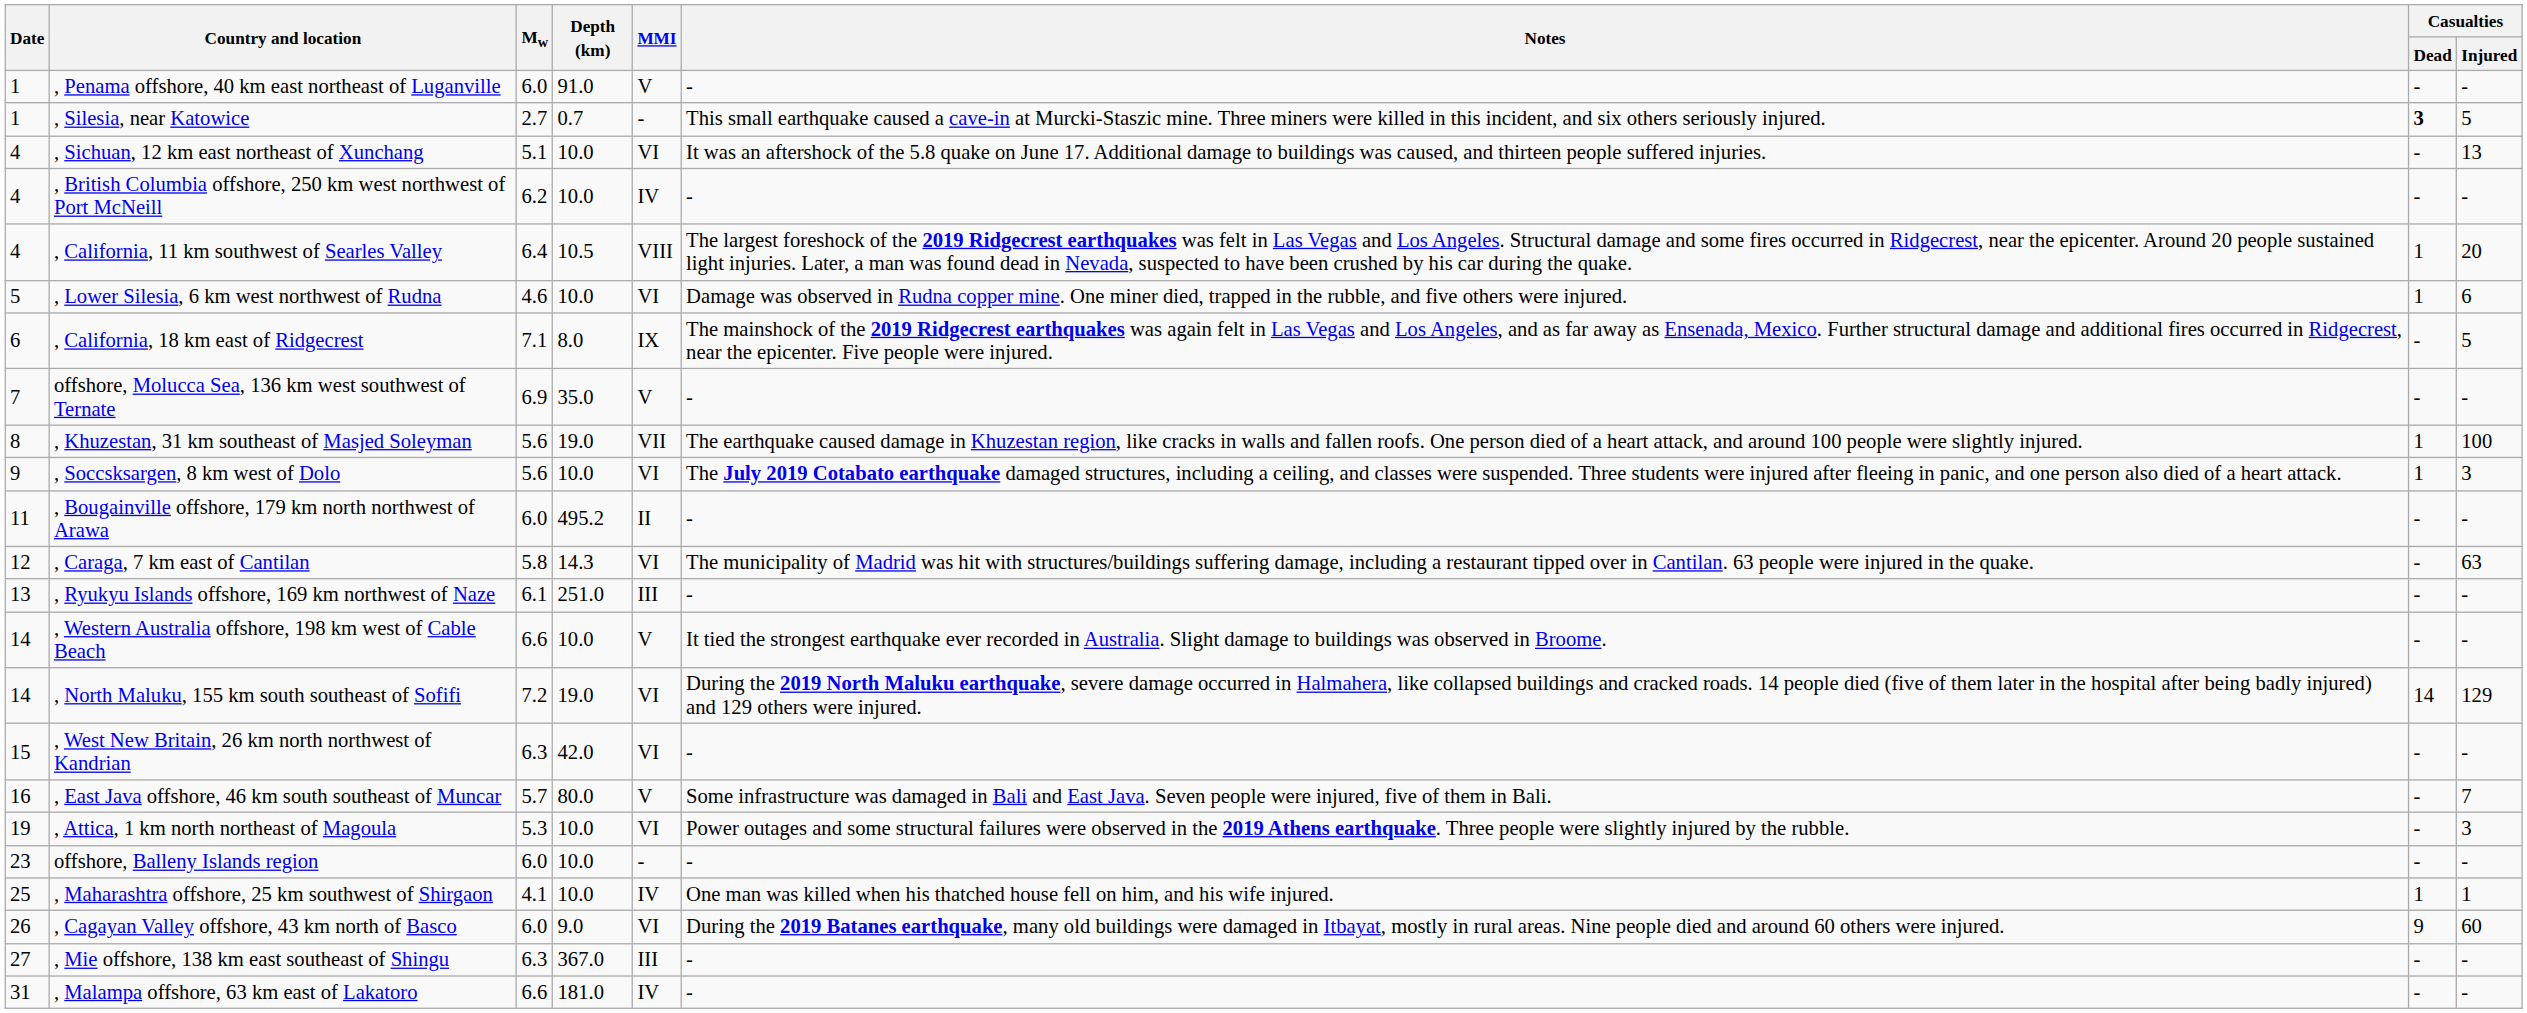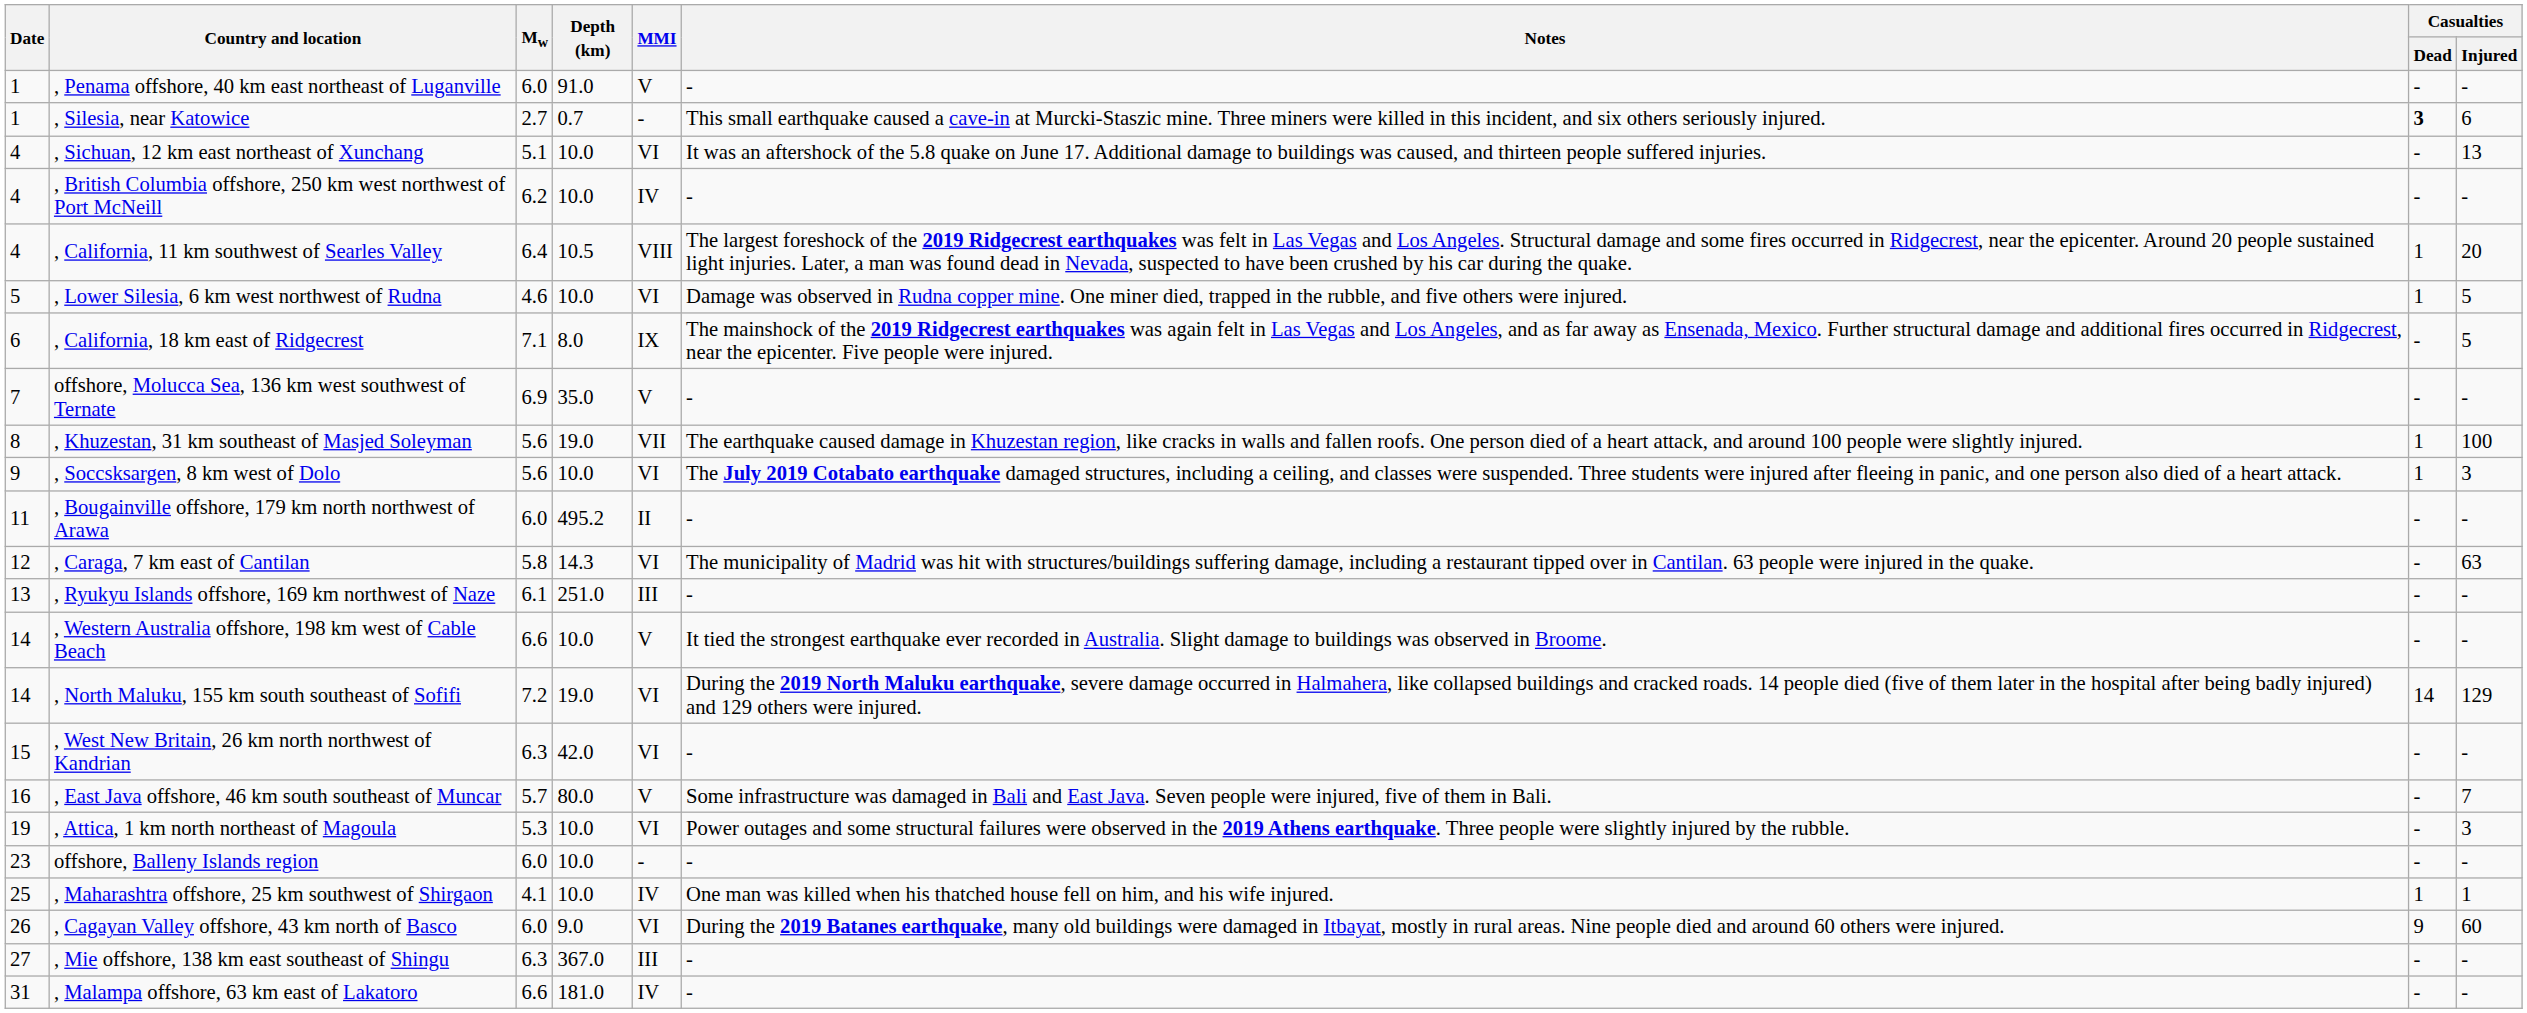(2466, 119) 5 -> (2466, 119) 6
(2466, 296) 6 -> (2466, 296) 5
